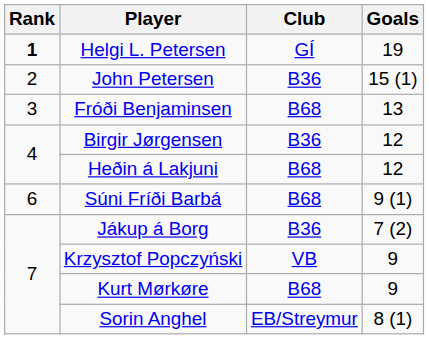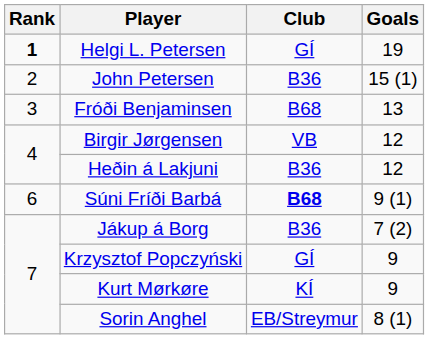(304, 139) B36 -> (304, 139) VB
(304, 169) B68 -> (304, 169) B36
(304, 199) normal -> (304, 199) bold
(304, 259) VB -> (304, 259) GÍ
(304, 288) B68 -> (304, 288) KÍ
